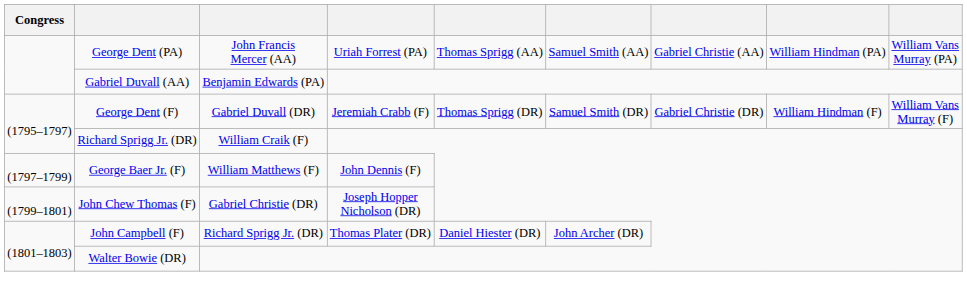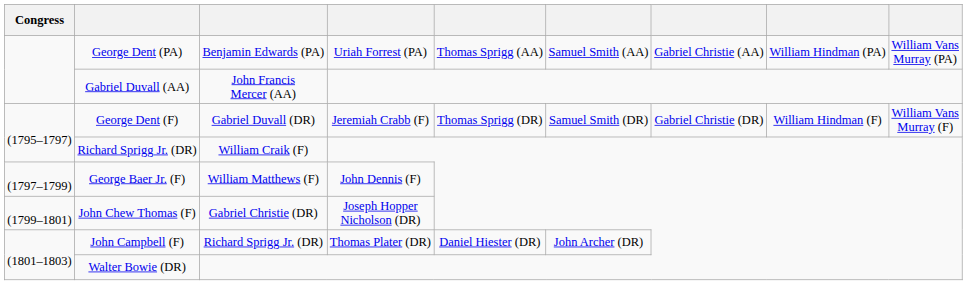(263, 52) John Francis Mercer (AA) -> (263, 52) Benjamin Edwards (PA)
(263, 82) Benjamin Edwards (PA) -> (263, 86) John Francis Mercer (AA)
